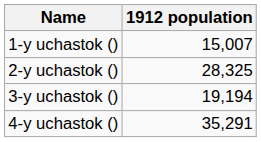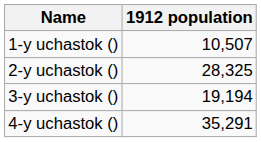(227, 44) 15,007 -> (227, 44) 10,507
